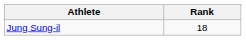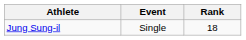+ column: (153, 12)
